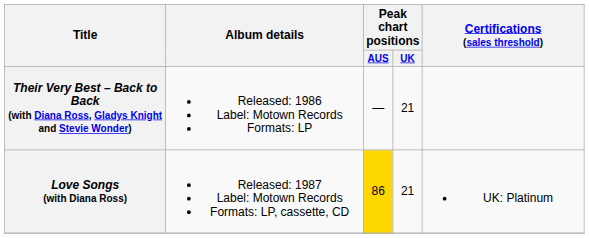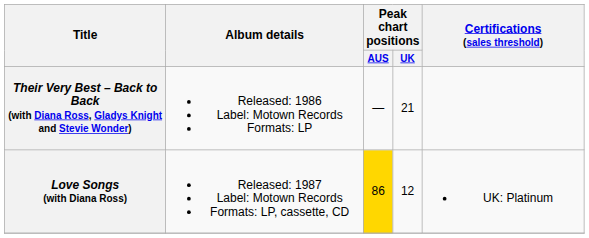(408, 191) 21 -> (408, 191) 12
